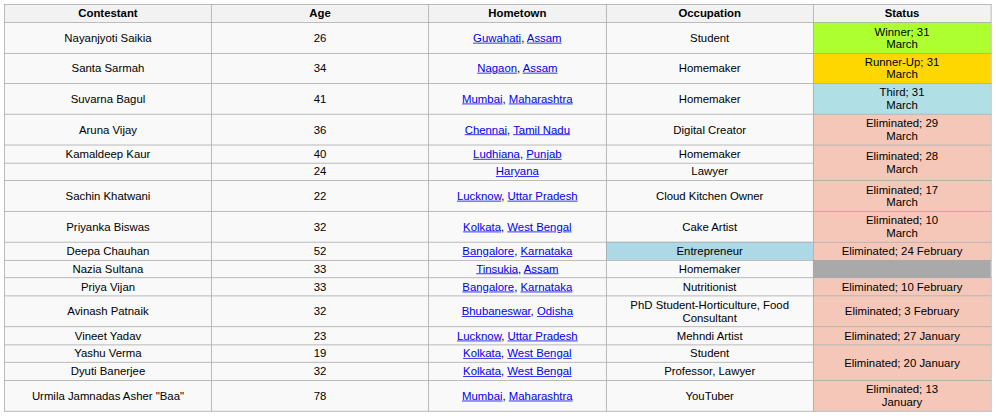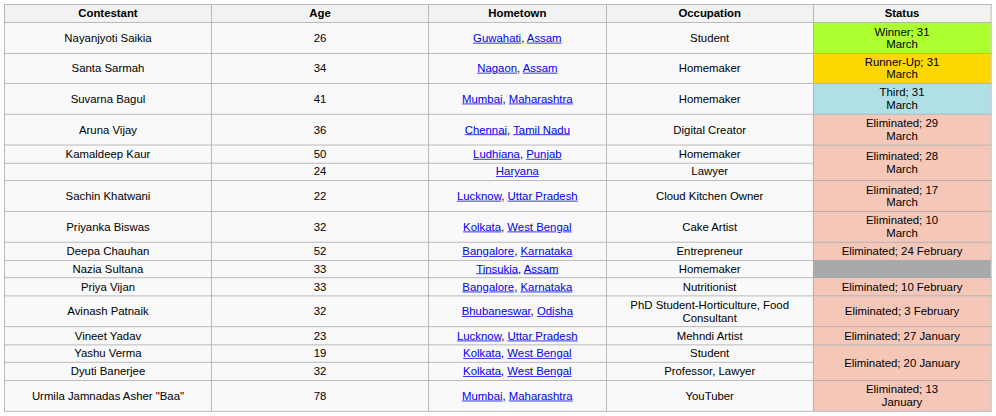(320, 154) 40 -> (320, 154) 50
(710, 251) lightblue background -> (710, 251) no background
